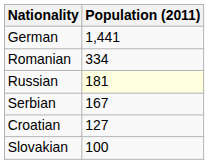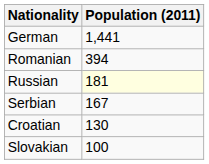(97, 59) 334 -> (97, 59) 394
(97, 125) 127 -> (97, 125) 130
